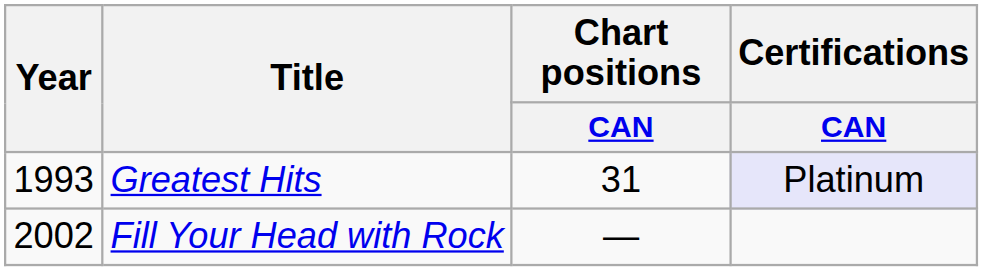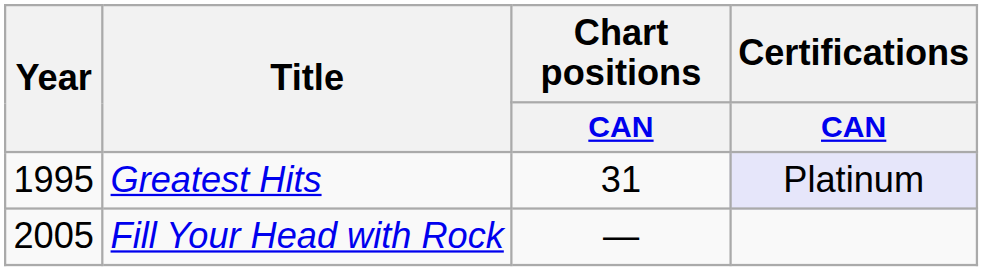(54, 179) 1993 -> (54, 179) 1995
(54, 236) 2002 -> (54, 236) 2005
